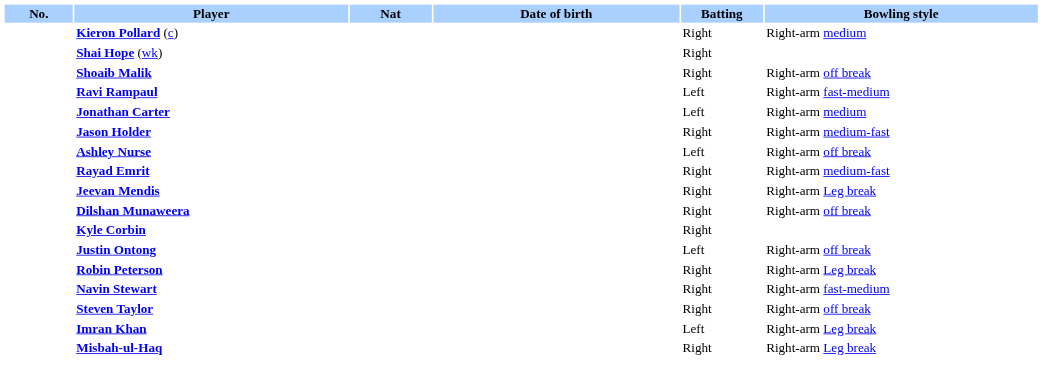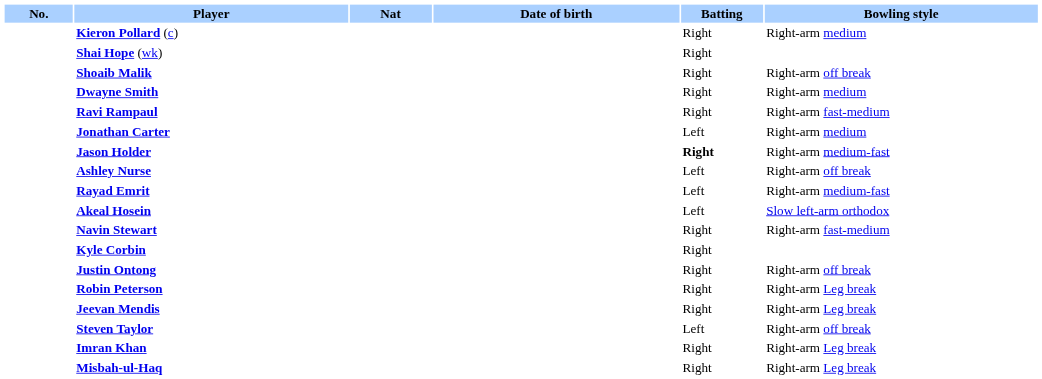+ row: (117, 92)
(693, 92) Left -> (697, 112) Right
(697, 131) normal -> (698, 151) bold
(697, 171) Right -> (693, 190) Left
+ row: (114, 210)
rows swapped: (117, 289) <-> (118, 190)
- row: (133, 210)
(693, 249) Left -> (697, 269) Right
(697, 308) Right -> (693, 328) Left
(693, 328) Left -> (697, 348) Right
